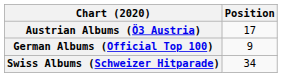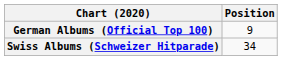- row: (113, 30)
